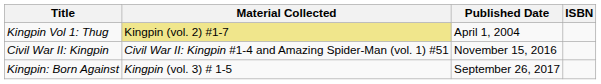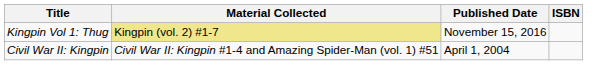(487, 32) April 1, 2004 -> (495, 32) November 15, 2016
(505, 50) November 15, 2016 -> (477, 50) April 1, 2004
- row: (63, 69)
